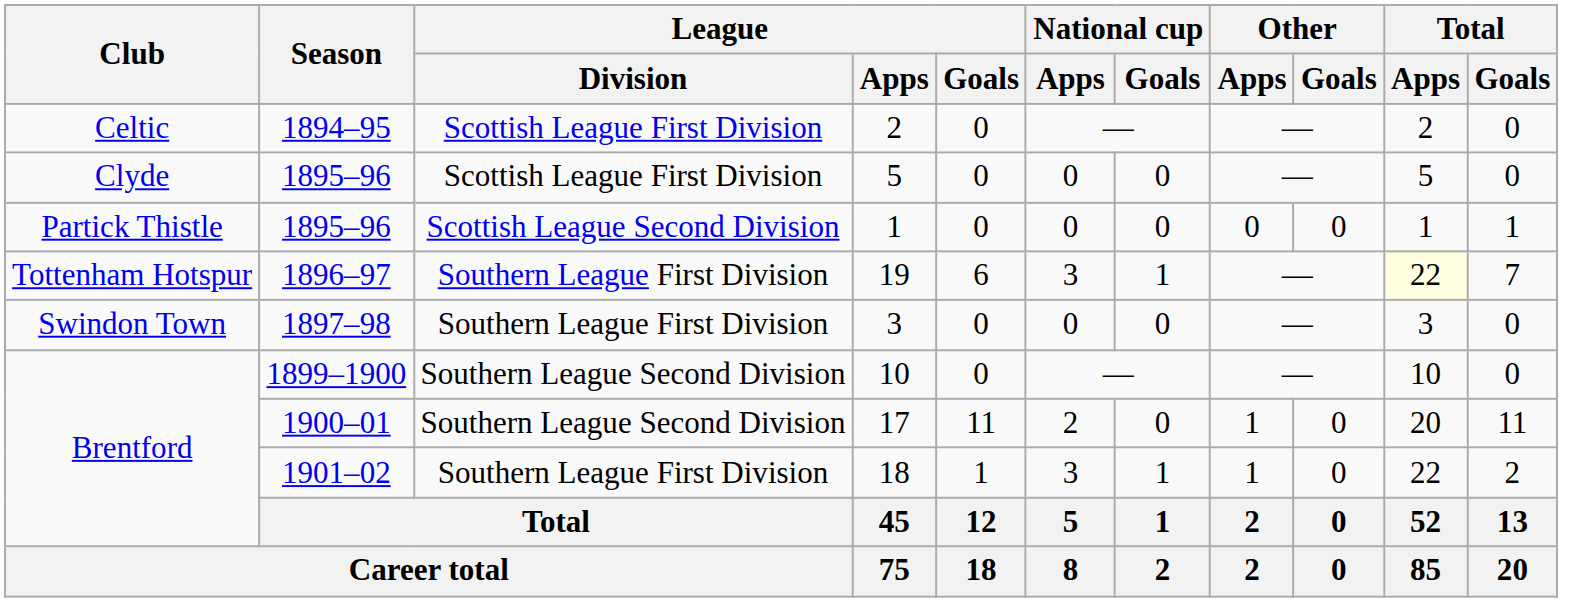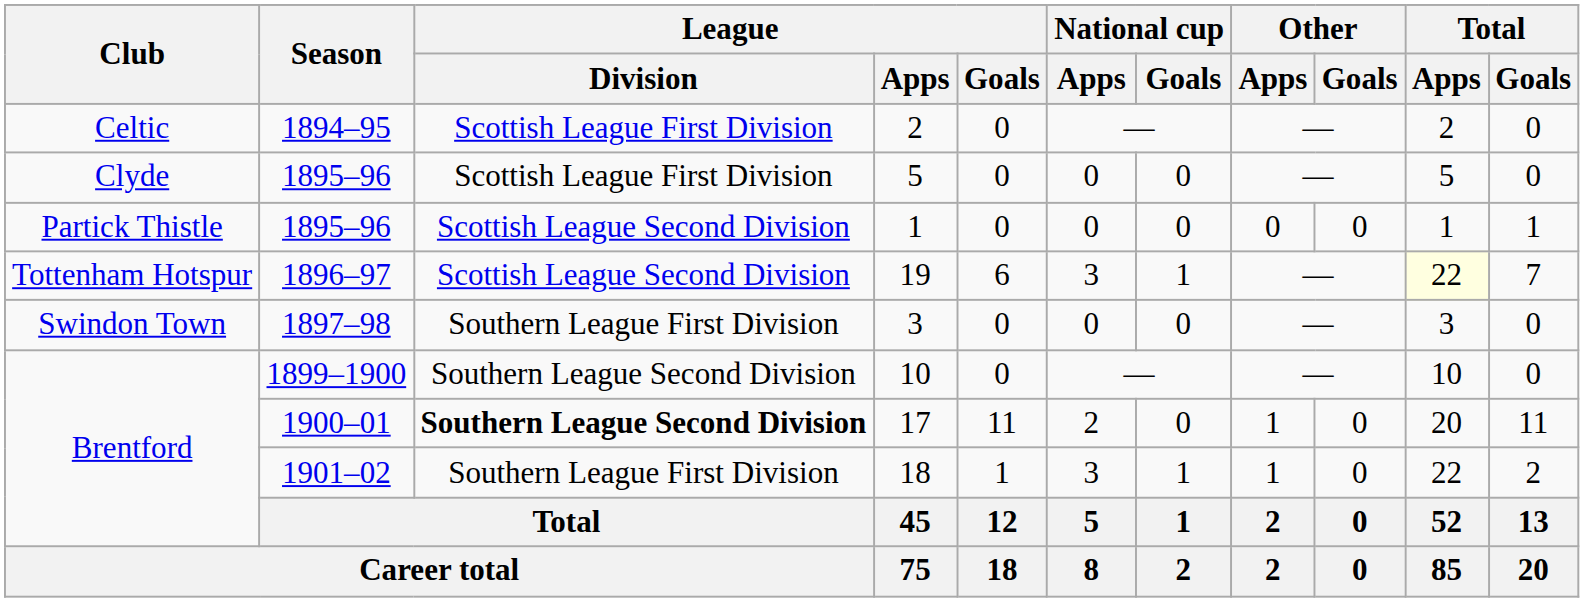(633, 275) Southern League First Division -> (643, 275) Scottish League Second Division
(633, 422) normal -> (643, 422) bold
